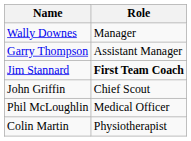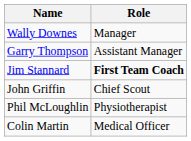(132, 107) Medical Officer -> (130, 107) Physiotherapist
(130, 126) Physiotherapist -> (132, 126) Medical Officer
